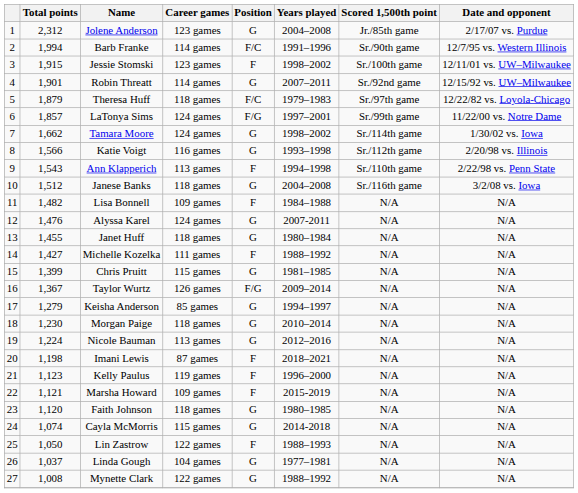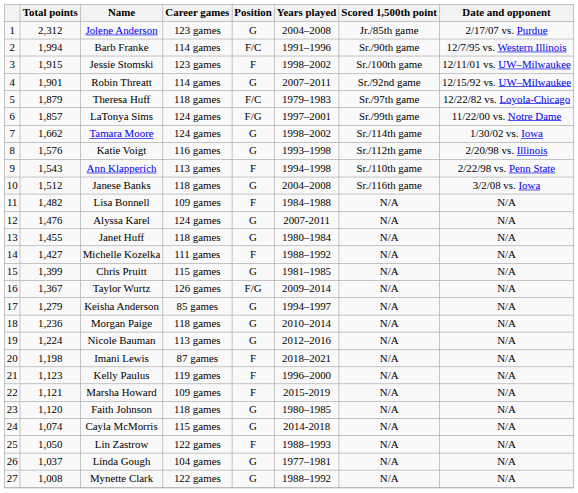(50, 151) 1,566 -> (50, 151) 1,576
(50, 323) 1,230 -> (50, 323) 1,236
